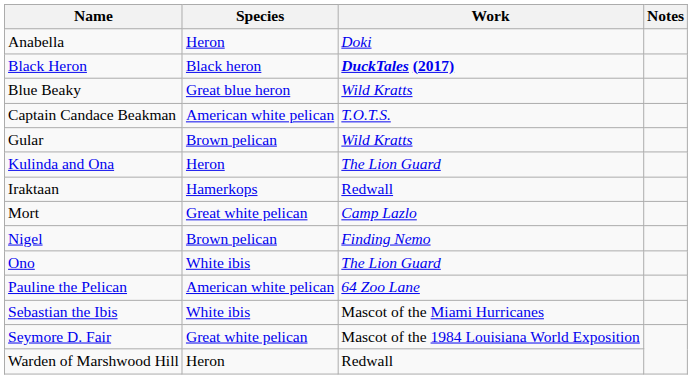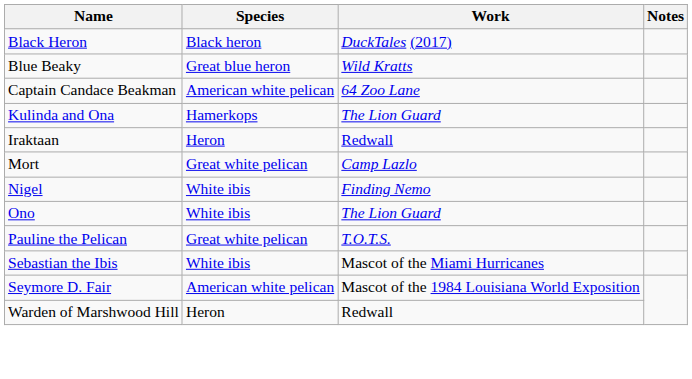- row: (36, 41)
(398, 66) bold -> (396, 41) normal
(366, 115) T.O.T.S. -> (381, 90) 64 Zoo Lane
- row: (26, 139)
(205, 164) Heron -> (222, 115) Hamerkops
(222, 189) Hamerkops -> (205, 139) Heron
(231, 238) Brown pelican -> (218, 189) White ibis
(260, 287) American white pelican -> (247, 238) Great white pelican
(381, 287) 64 Zoo Lane -> (366, 238) T.O.T.S.
(247, 336) Great white pelican -> (260, 287) American white pelican
